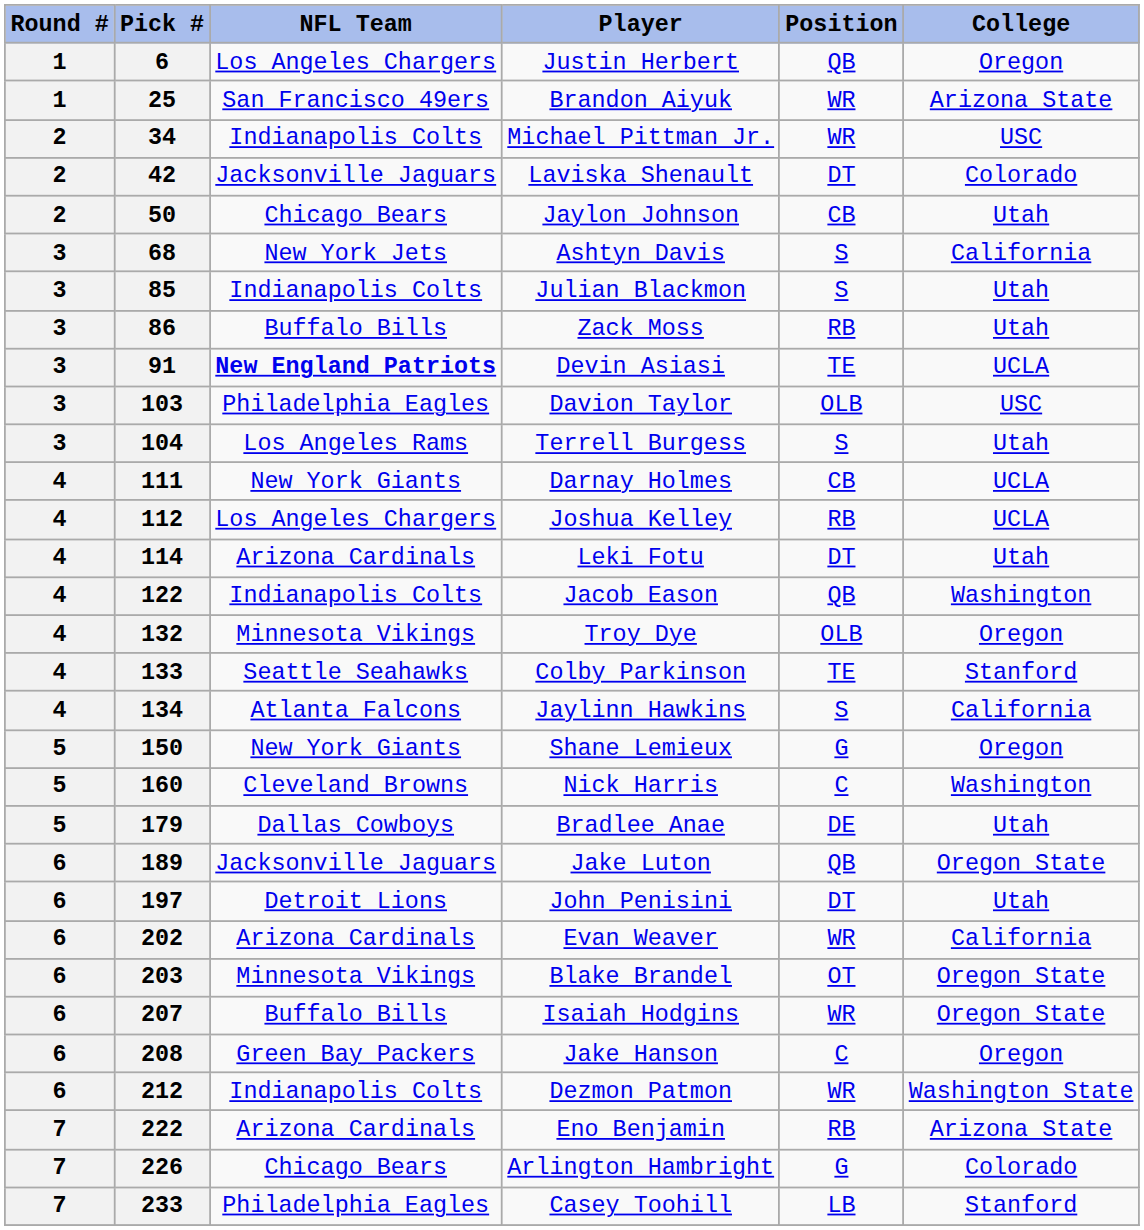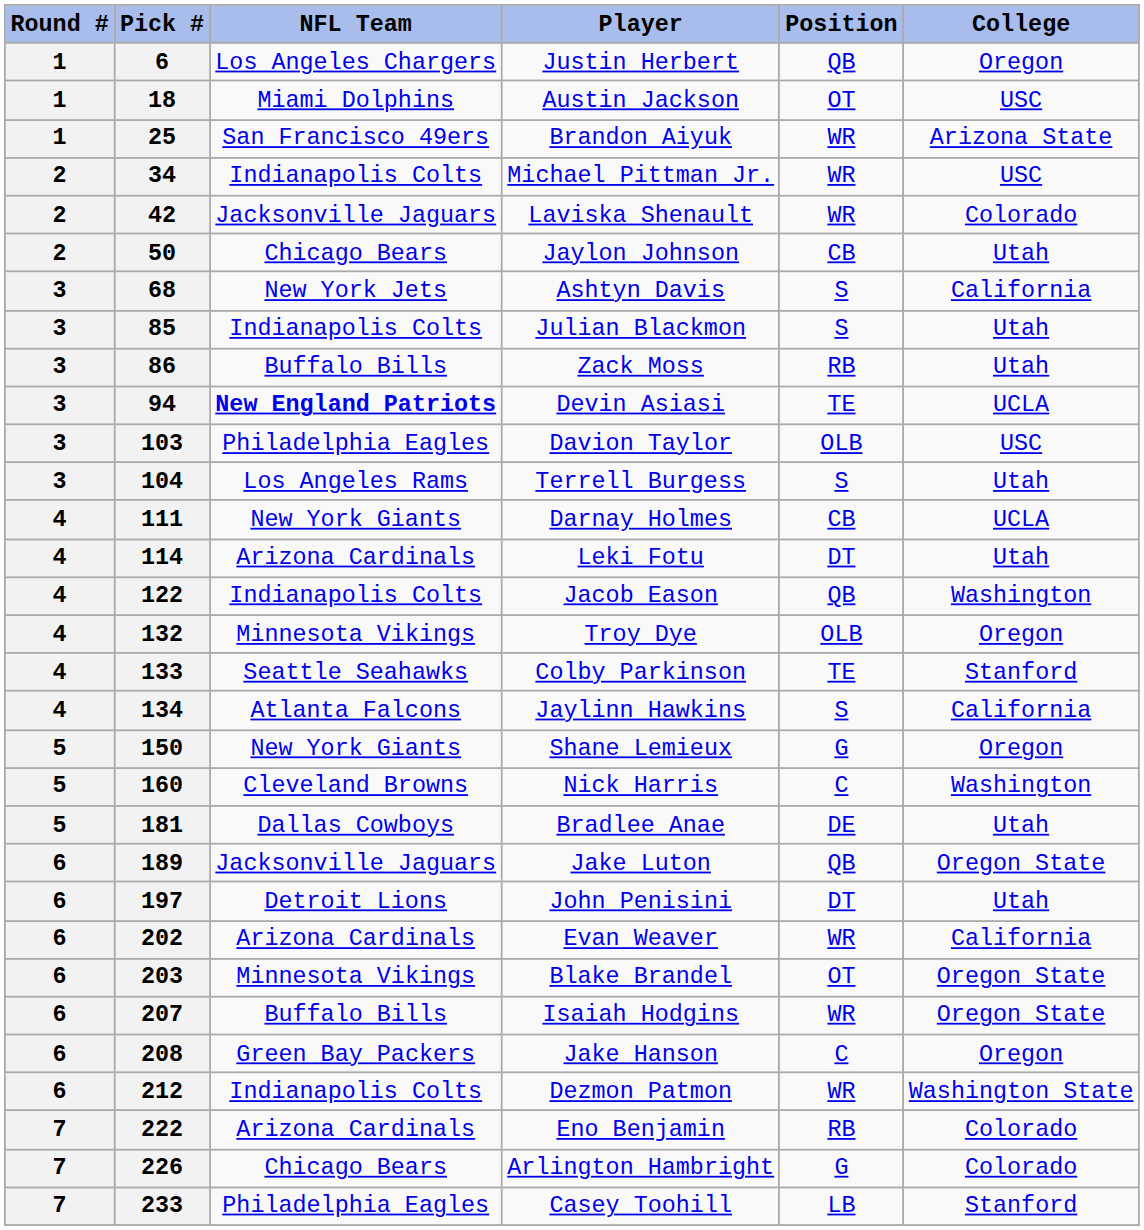+ row: (641, 100)
(841, 177) DT -> (841, 215) WR
(162, 367) 91 -> (162, 405) 94
- row: (641, 520)
(162, 825) 179 -> (162, 825) 181
(1021, 1130) Arizona State -> (1021, 1130) Colorado
